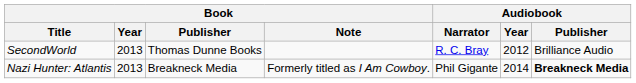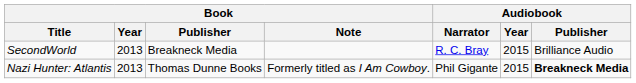(205, 50) Thomas Dunne Books -> (192, 50) Breakneck Media
(516, 50) 2012 -> (516, 50) 2015
(192, 68) Breakneck Media -> (205, 68) Thomas Dunne Books
(516, 68) 2014 -> (516, 68) 2015
